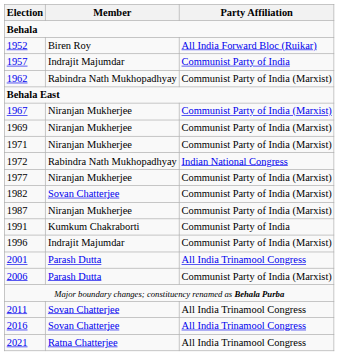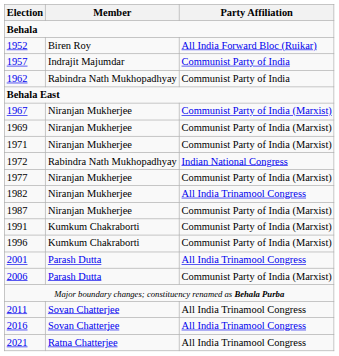(257, 78) Communist Party of India (Marxist) -> (236, 78) Communist Party of India
(84, 194) Sovan Chatterjee -> (90, 194) Niranjan Mukherjee
(257, 194) Communist Party of India (Marxist) -> (244, 194) All India Trinamool Congress
(236, 227) Communist Party of India -> (257, 227) Communist Party of India (Marxist)
(86, 243) Indrajit Majumdar -> (94, 243) Kumkum Chakraborti
